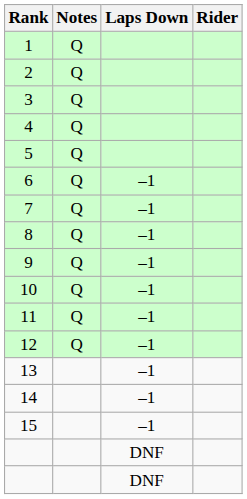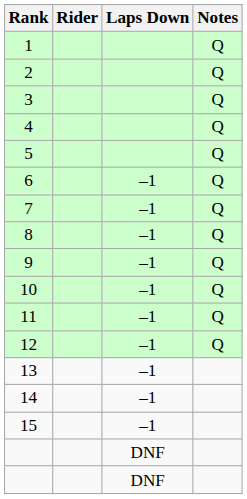columns swapped: (217, 18) <-> (77, 18)
